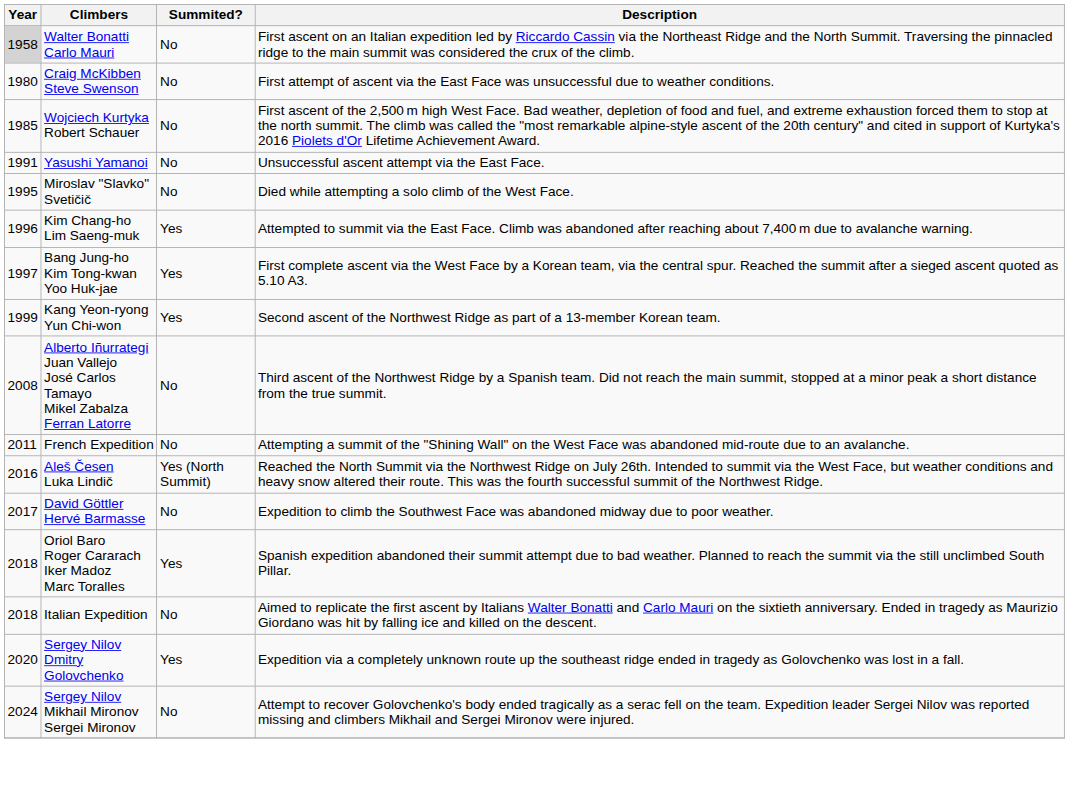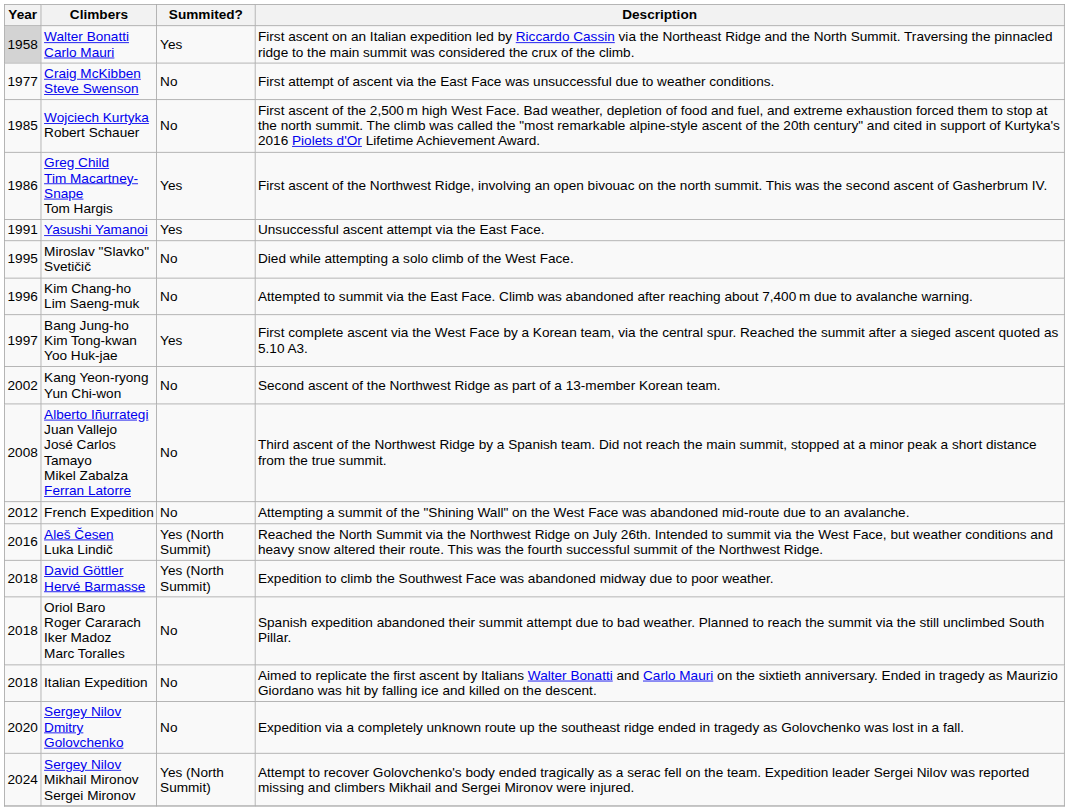(169, 44) No -> (171, 44) Yes
(23, 81) 1980 -> (23, 81) 1977
+ row: (91, 185)
(169, 162) No -> (171, 230) Yes
(171, 228) Yes -> (169, 296) No
(23, 317) 1999 -> (23, 385) 2002
(171, 317) Yes -> (169, 385) No
(22, 445) 2011 -> (23, 512) 2012
(23, 511) 2017 -> (23, 578) 2018
(169, 511) No -> (192, 578) Yes (North Summit)
(171, 563) Yes -> (169, 630) No
(171, 660) Yes -> (169, 727) No
(169, 712) No -> (192, 779) Yes (North Summit)
